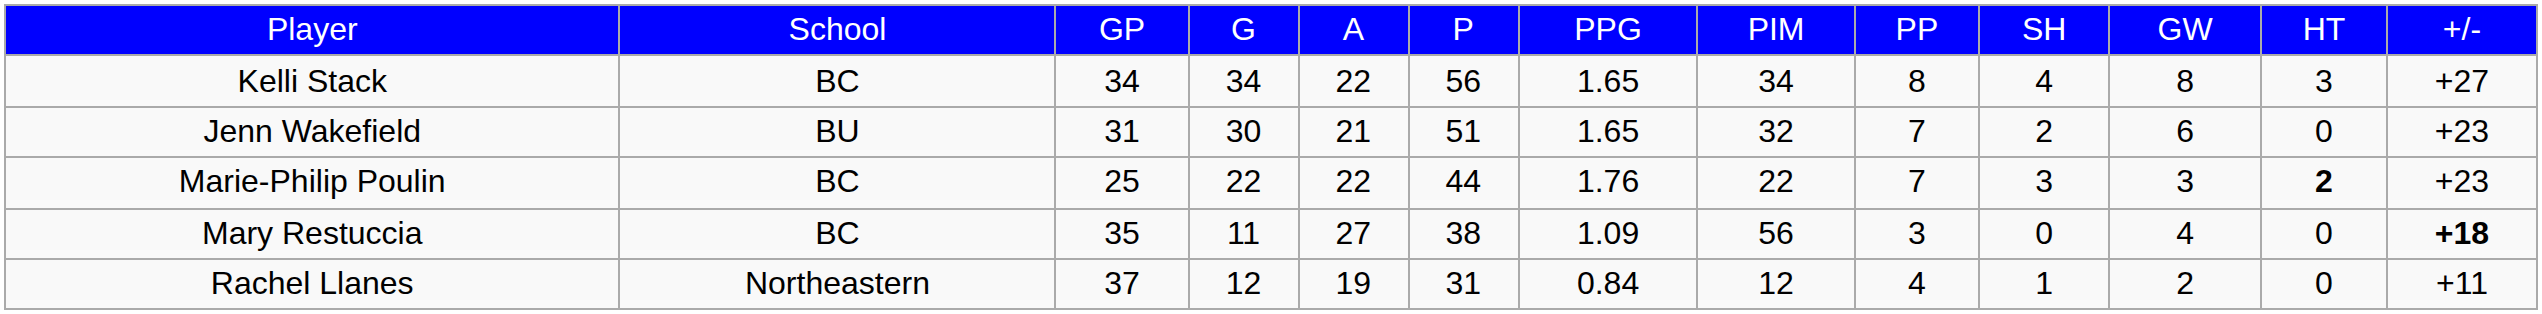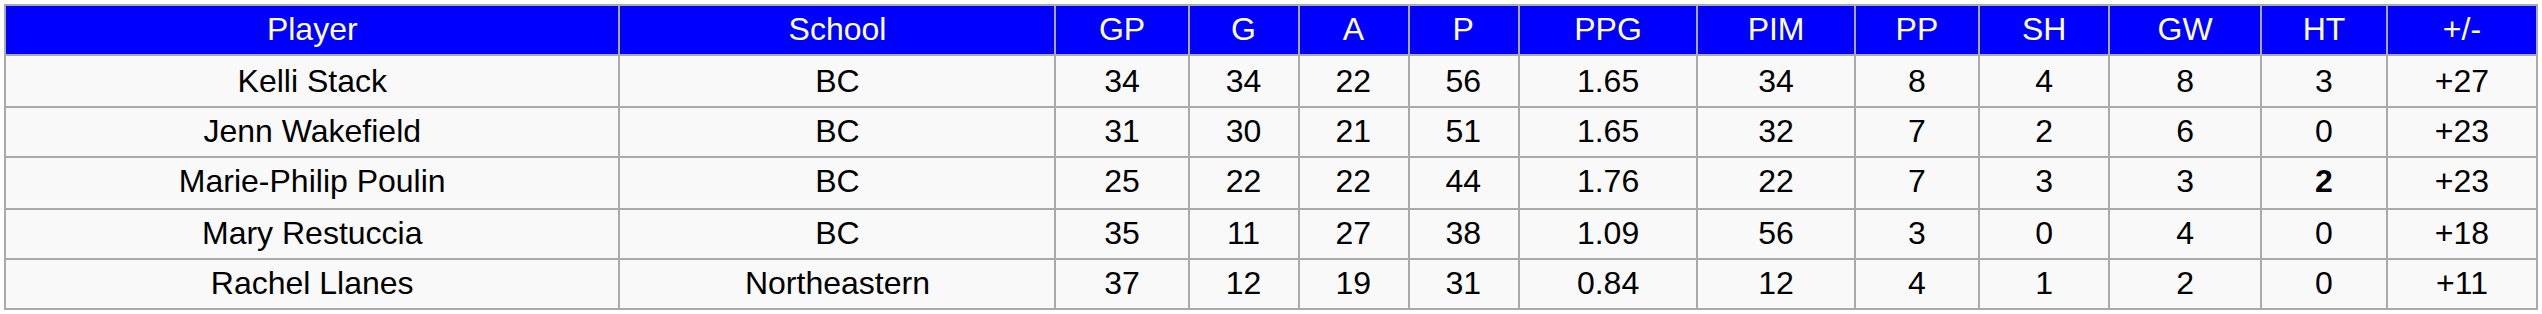(837, 131) BU -> (837, 131) BC
(2462, 232) bold -> (2462, 232) normal
